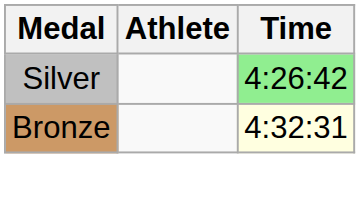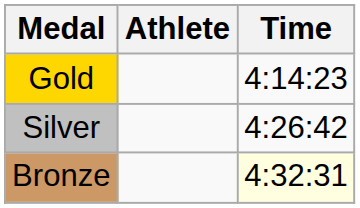+ row: (61, 78)
(296, 78) lightgreen background -> (296, 127) no background
